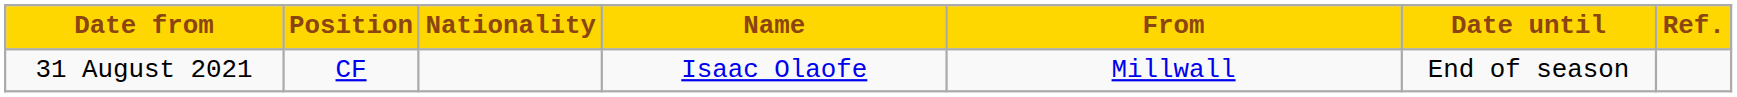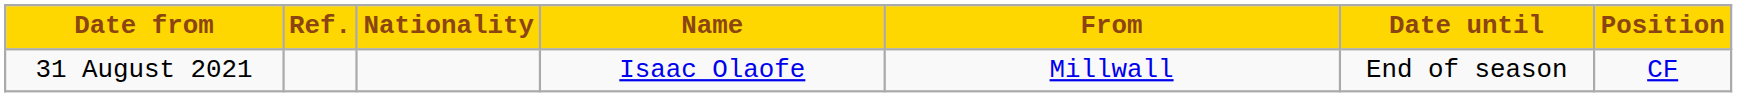columns swapped: (351, 27) <-> (1694, 27)
